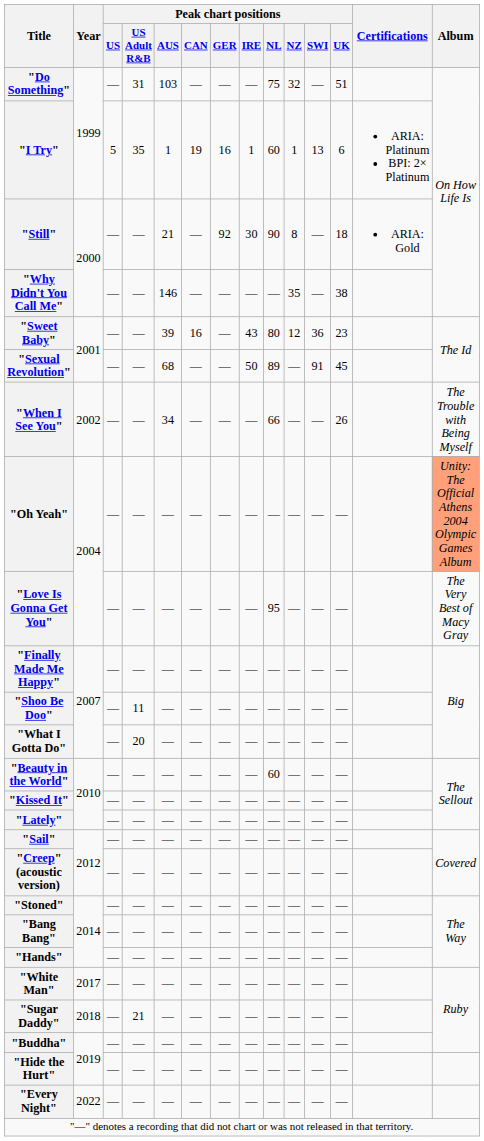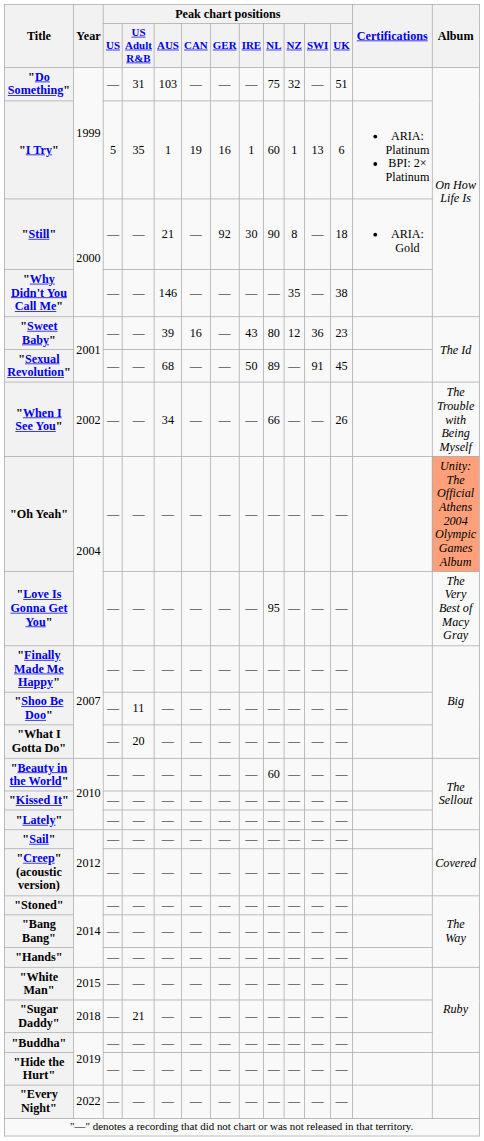(88, 983) 2017 -> (88, 983) 2015
